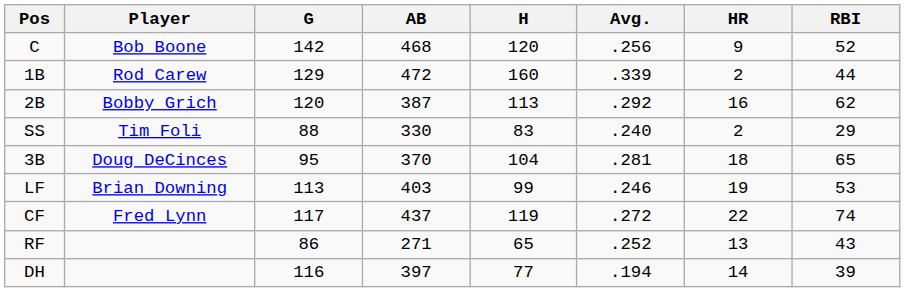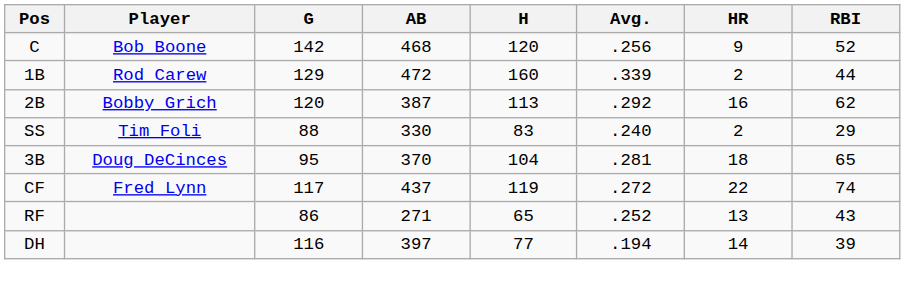- row: (34, 188)
